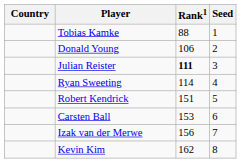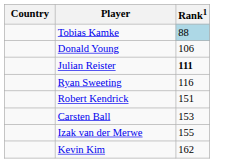- column: (223, 14)
(183, 32) no background -> (183, 32) lightblue background
(186, 82) 114 -> (186, 82) 116
(186, 132) 156 -> (186, 132) 155
